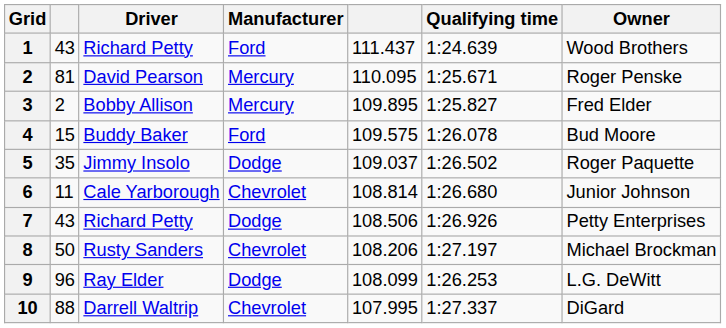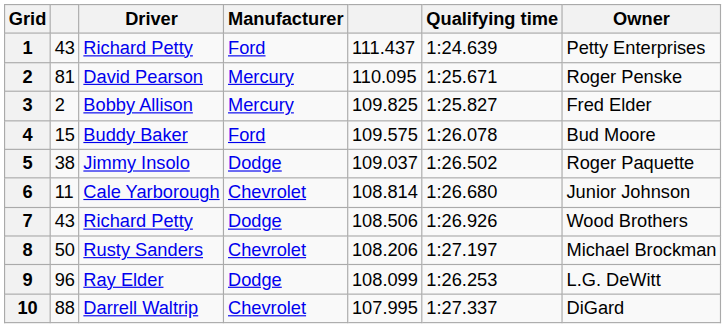(627, 47) Wood Brothers -> (636, 47) Petty Enterprises
(385, 105) 109.895 -> (385, 105) 109.825
(65, 163) 35 -> (65, 163) 38
(636, 221) Petty Enterprises -> (627, 221) Wood Brothers
